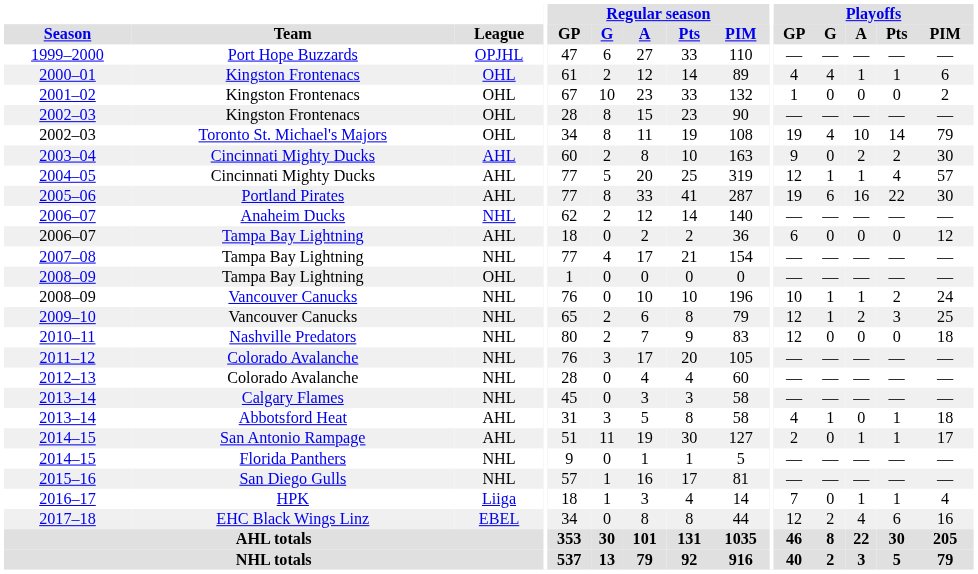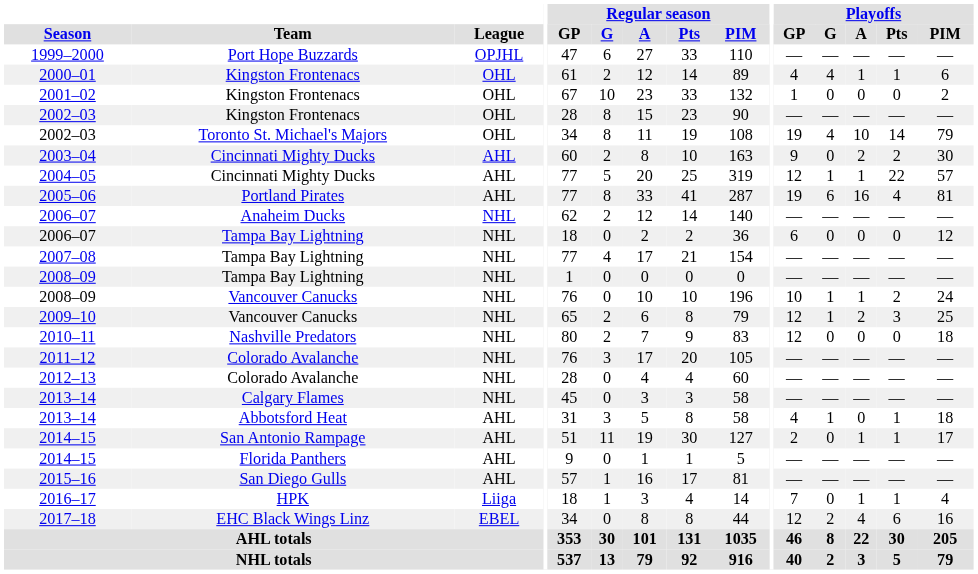(897, 175) 4 -> (897, 175) 22
(897, 195) 22 -> (897, 195) 4
(945, 195) 30 -> (945, 195) 81
(499, 236) AHL -> (499, 236) NHL
(499, 276) OHL -> (499, 276) NHL
(499, 458) NHL -> (499, 458) AHL
(499, 478) NHL -> (499, 478) AHL
